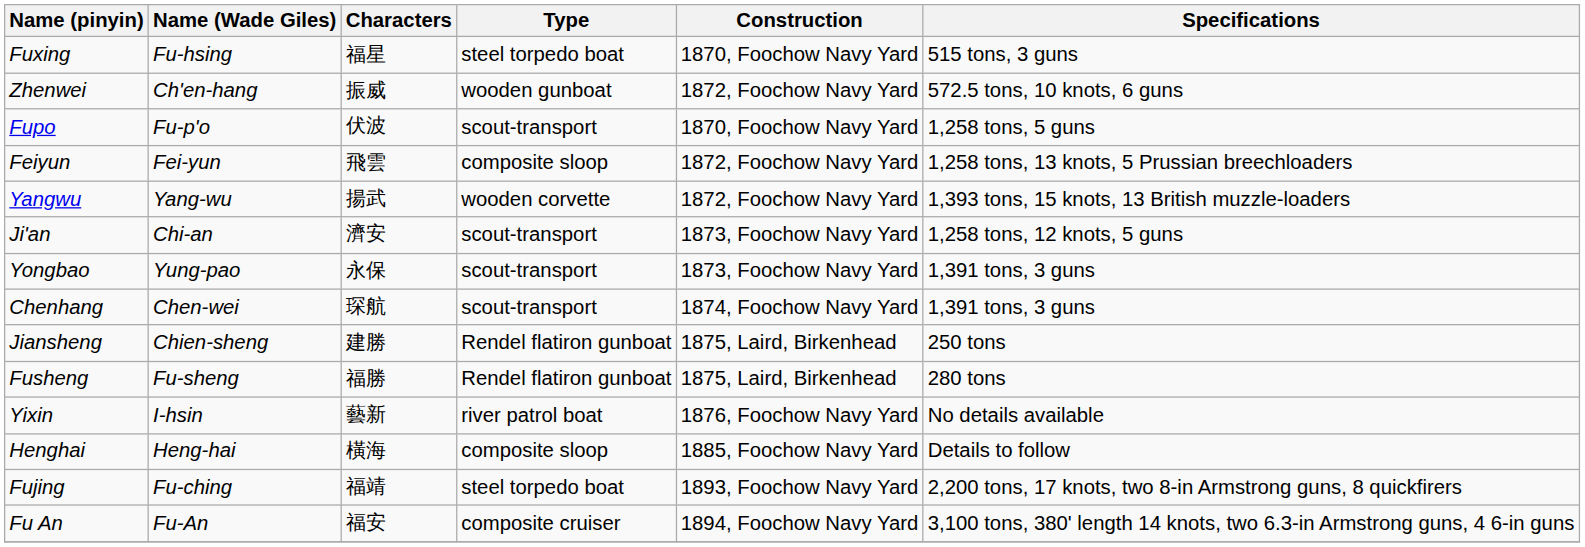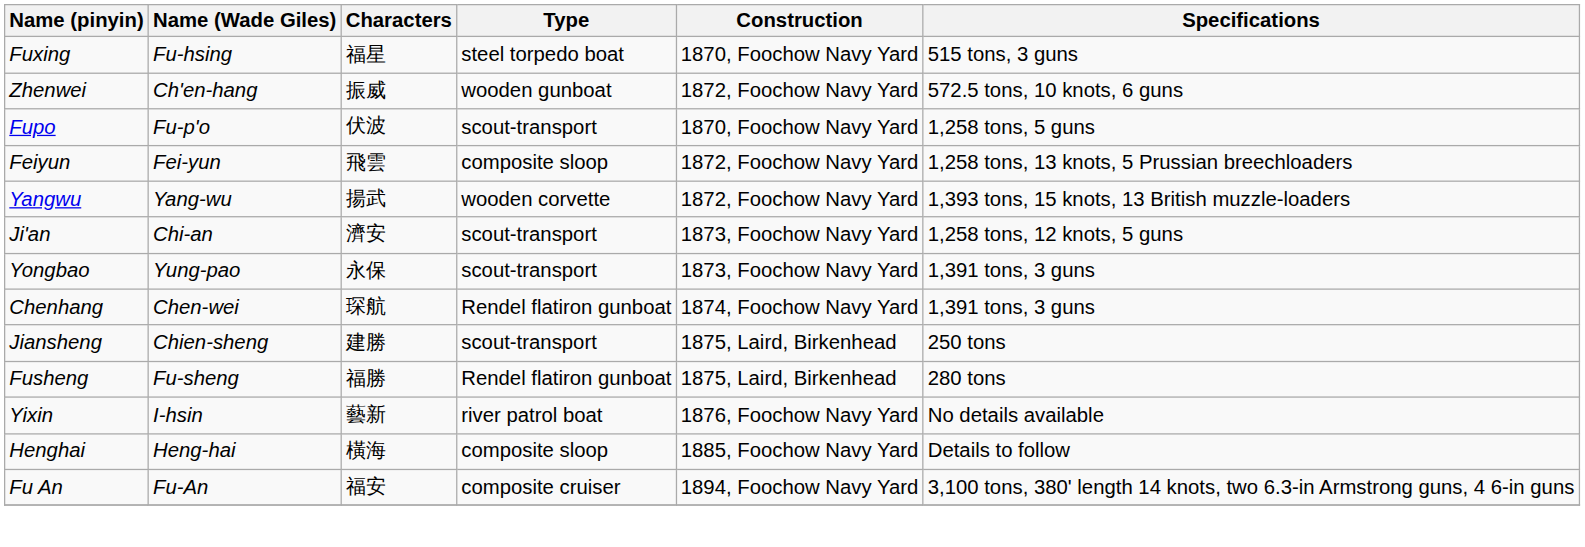(529, 306) scout-transport -> (566, 306) Rendel flatiron gunboat
(566, 343) Rendel flatiron gunboat -> (529, 343) scout-transport
- row: (37, 487)
